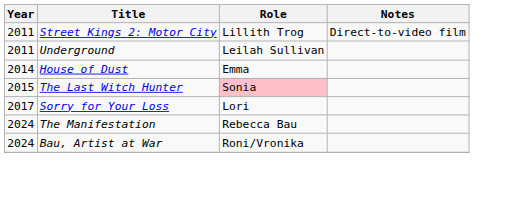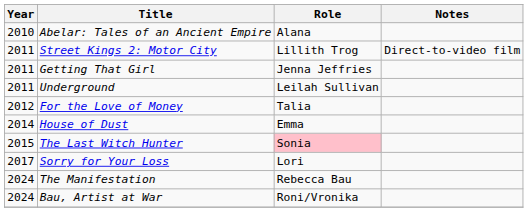+ row: (156, 32)
+ row: (98, 69)
+ row: (111, 106)
